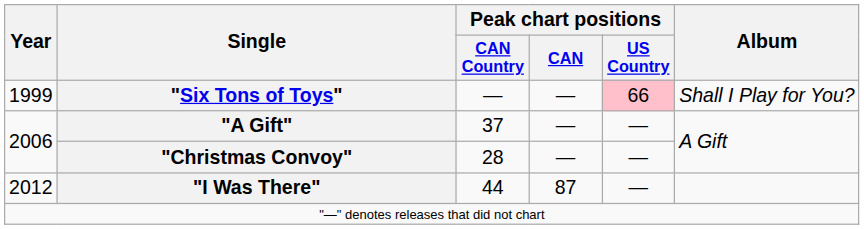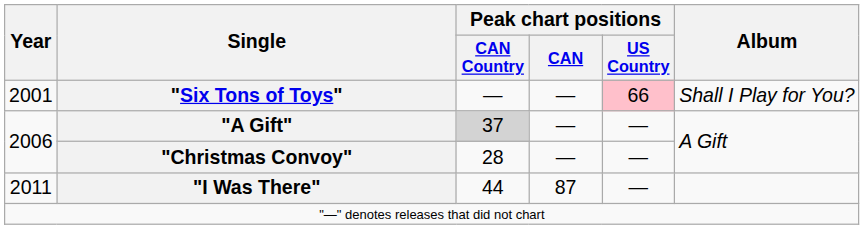(31, 95) 1999 -> (31, 95) 2001
(493, 126) no background -> (493, 126) lightgrey background
(31, 188) 2012 -> (31, 188) 2011
